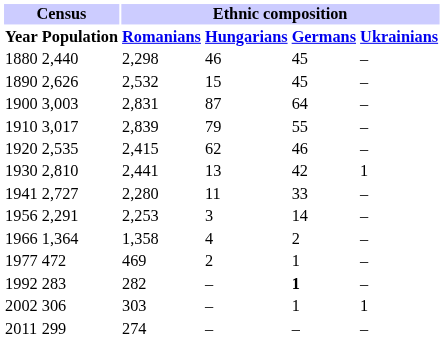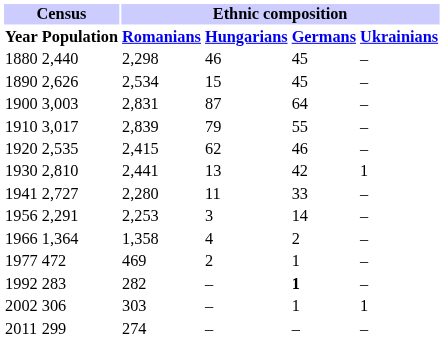(140, 81) 2,532 -> (140, 81) 2,534
